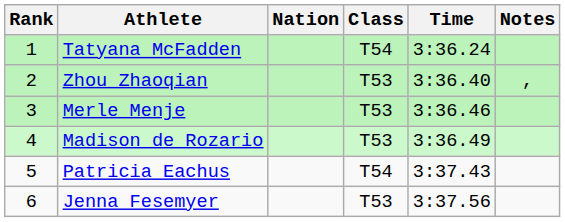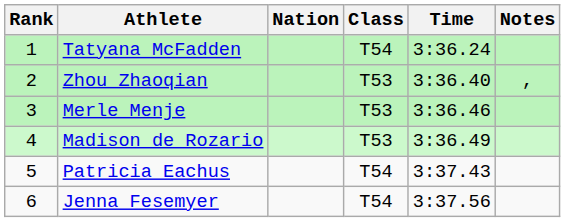(376, 202) T53 -> (376, 202) T54
